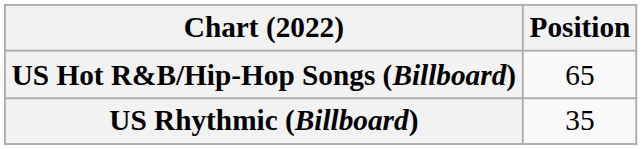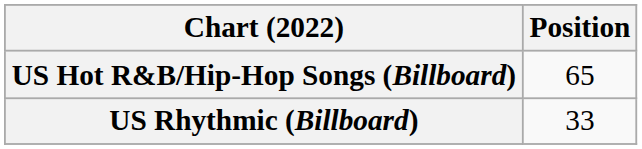(580, 120) 35 -> (580, 120) 33
